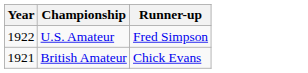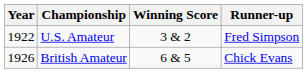+ column: (176, 15)
(21, 57) 1921 -> (21, 57) 1926
